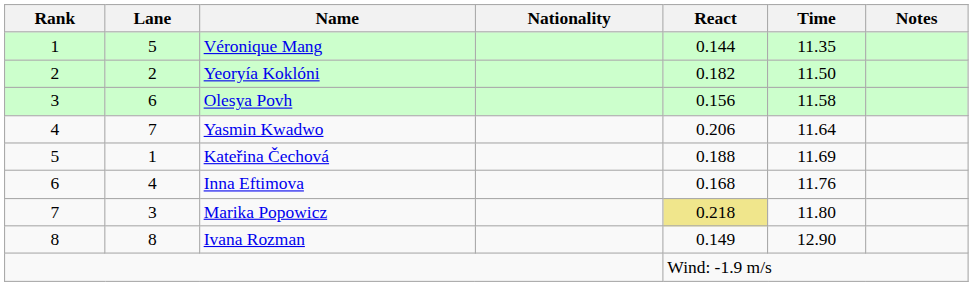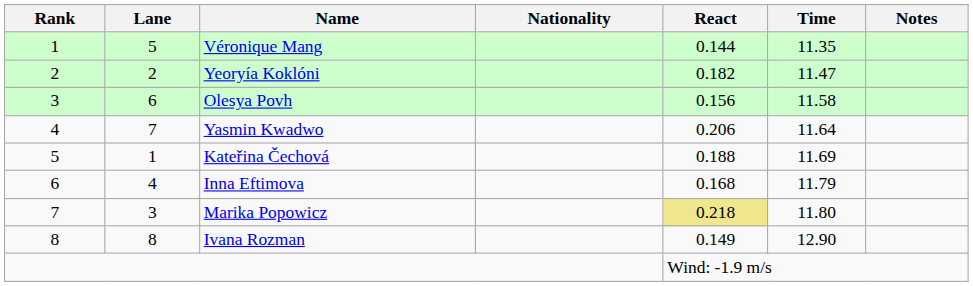(817, 73) 11.50 -> (817, 73) 11.47
(817, 184) 11.76 -> (817, 184) 11.79
